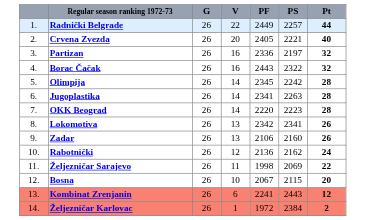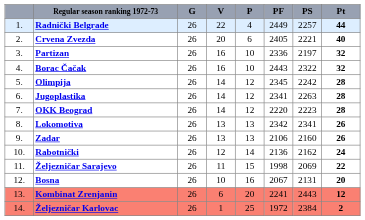+ column: (250, 11)
(293, 180) 2115 -> (307, 180) 2131
